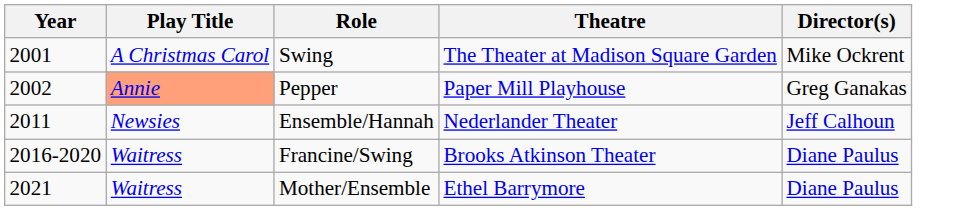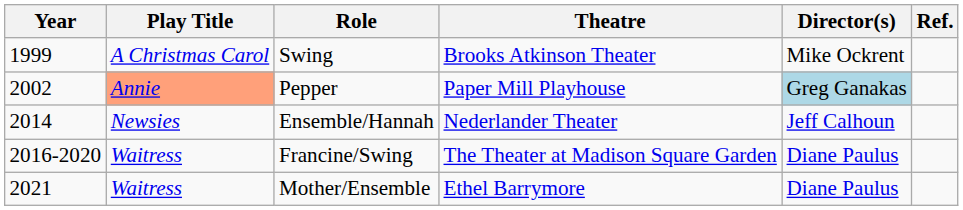+ column: (935, 21)
(31, 54) 2001 -> (31, 54) 1999
(610, 54) The Theater at Madison Square Garden -> (550, 54) Brooks Atkinson Theater
(847, 88) no background -> (847, 88) lightblue background
(30, 121) 2011 -> (31, 121) 2014
(550, 155) Brooks Atkinson Theater -> (610, 155) The Theater at Madison Square Garden
